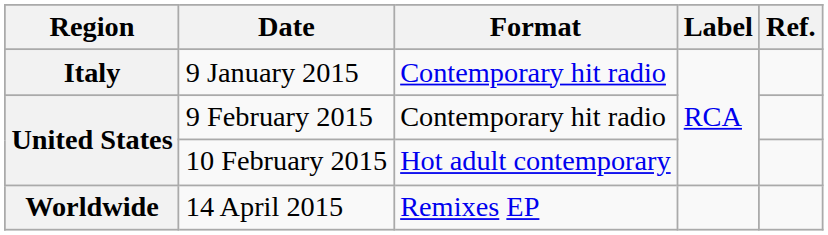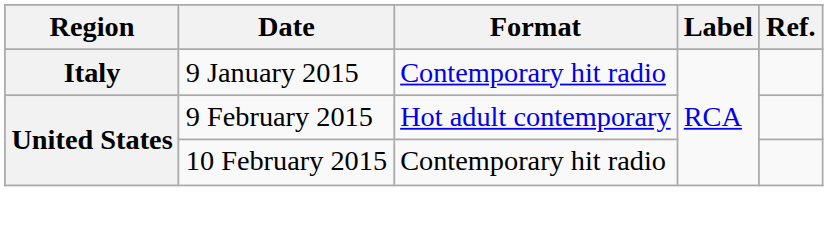(533, 116) Contemporary hit radio -> (535, 116) Hot adult contemporary
(535, 161) Hot adult contemporary -> (533, 161) Contemporary hit radio
- row: (264, 206)
